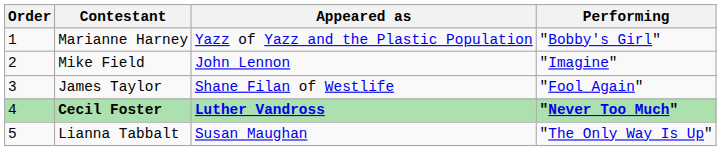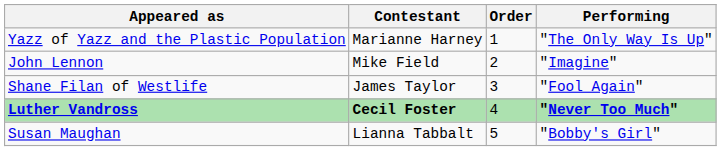columns swapped: (30, 16) <-> (364, 16)
(600, 40) "Bobby's Girl" -> (626, 40) "The Only Way Is Up"
(626, 134) "The Only Way Is Up" -> (600, 134) "Bobby's Girl"
